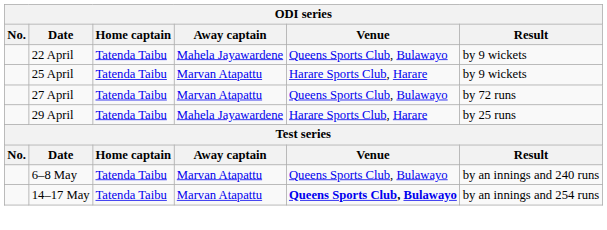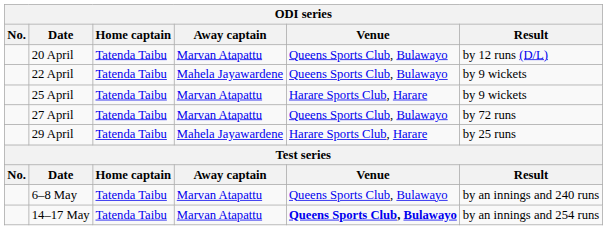+ row: (53, 54)
